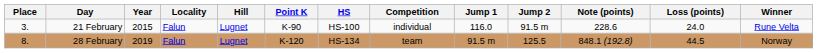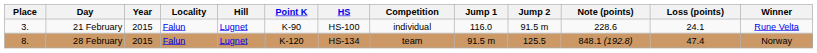(695, 26) 24.0 -> (695, 26) 24.1
(142, 41) 2019 -> (142, 41) 2015
(695, 41) 44.5 -> (695, 41) 47.4
